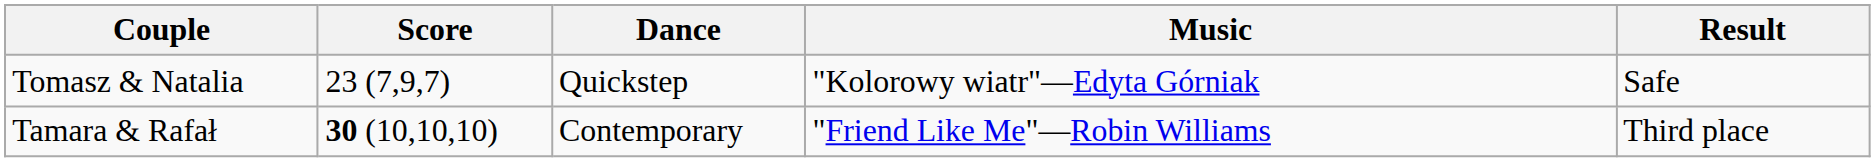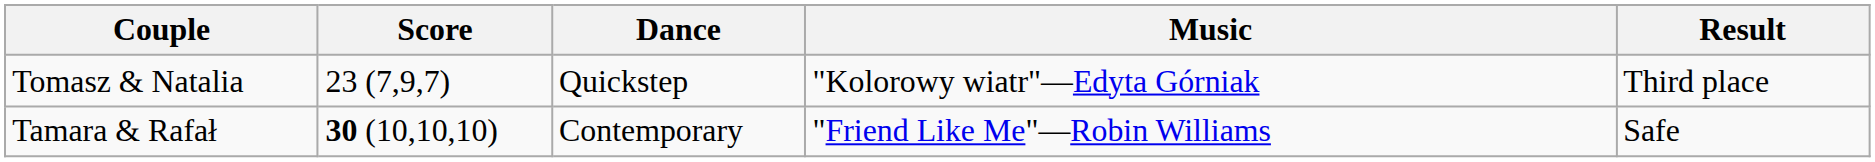(1652, 80) Safe -> (1696, 80) Third place
(1696, 130) Third place -> (1652, 130) Safe
